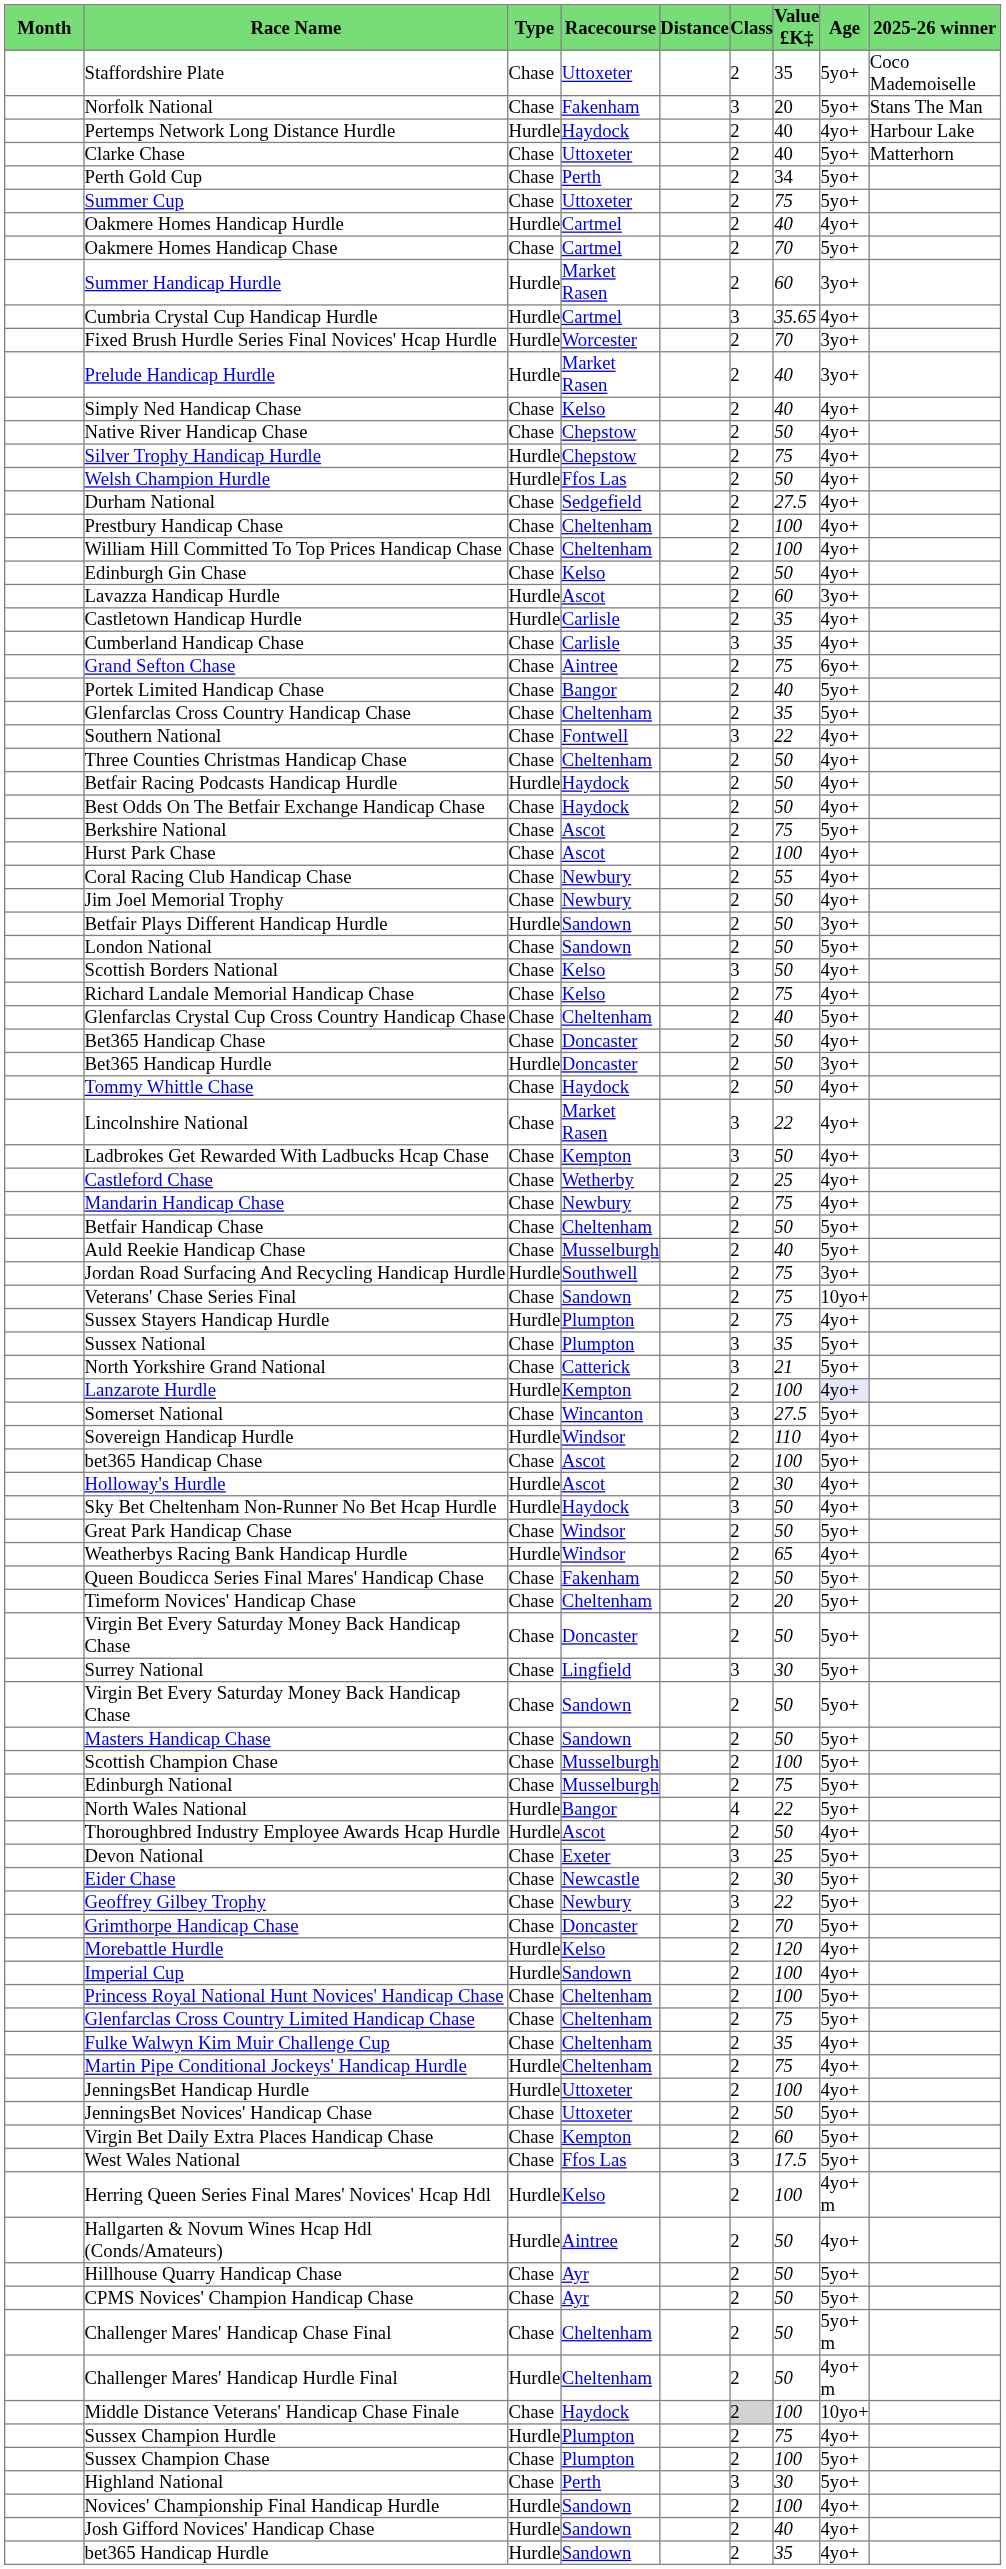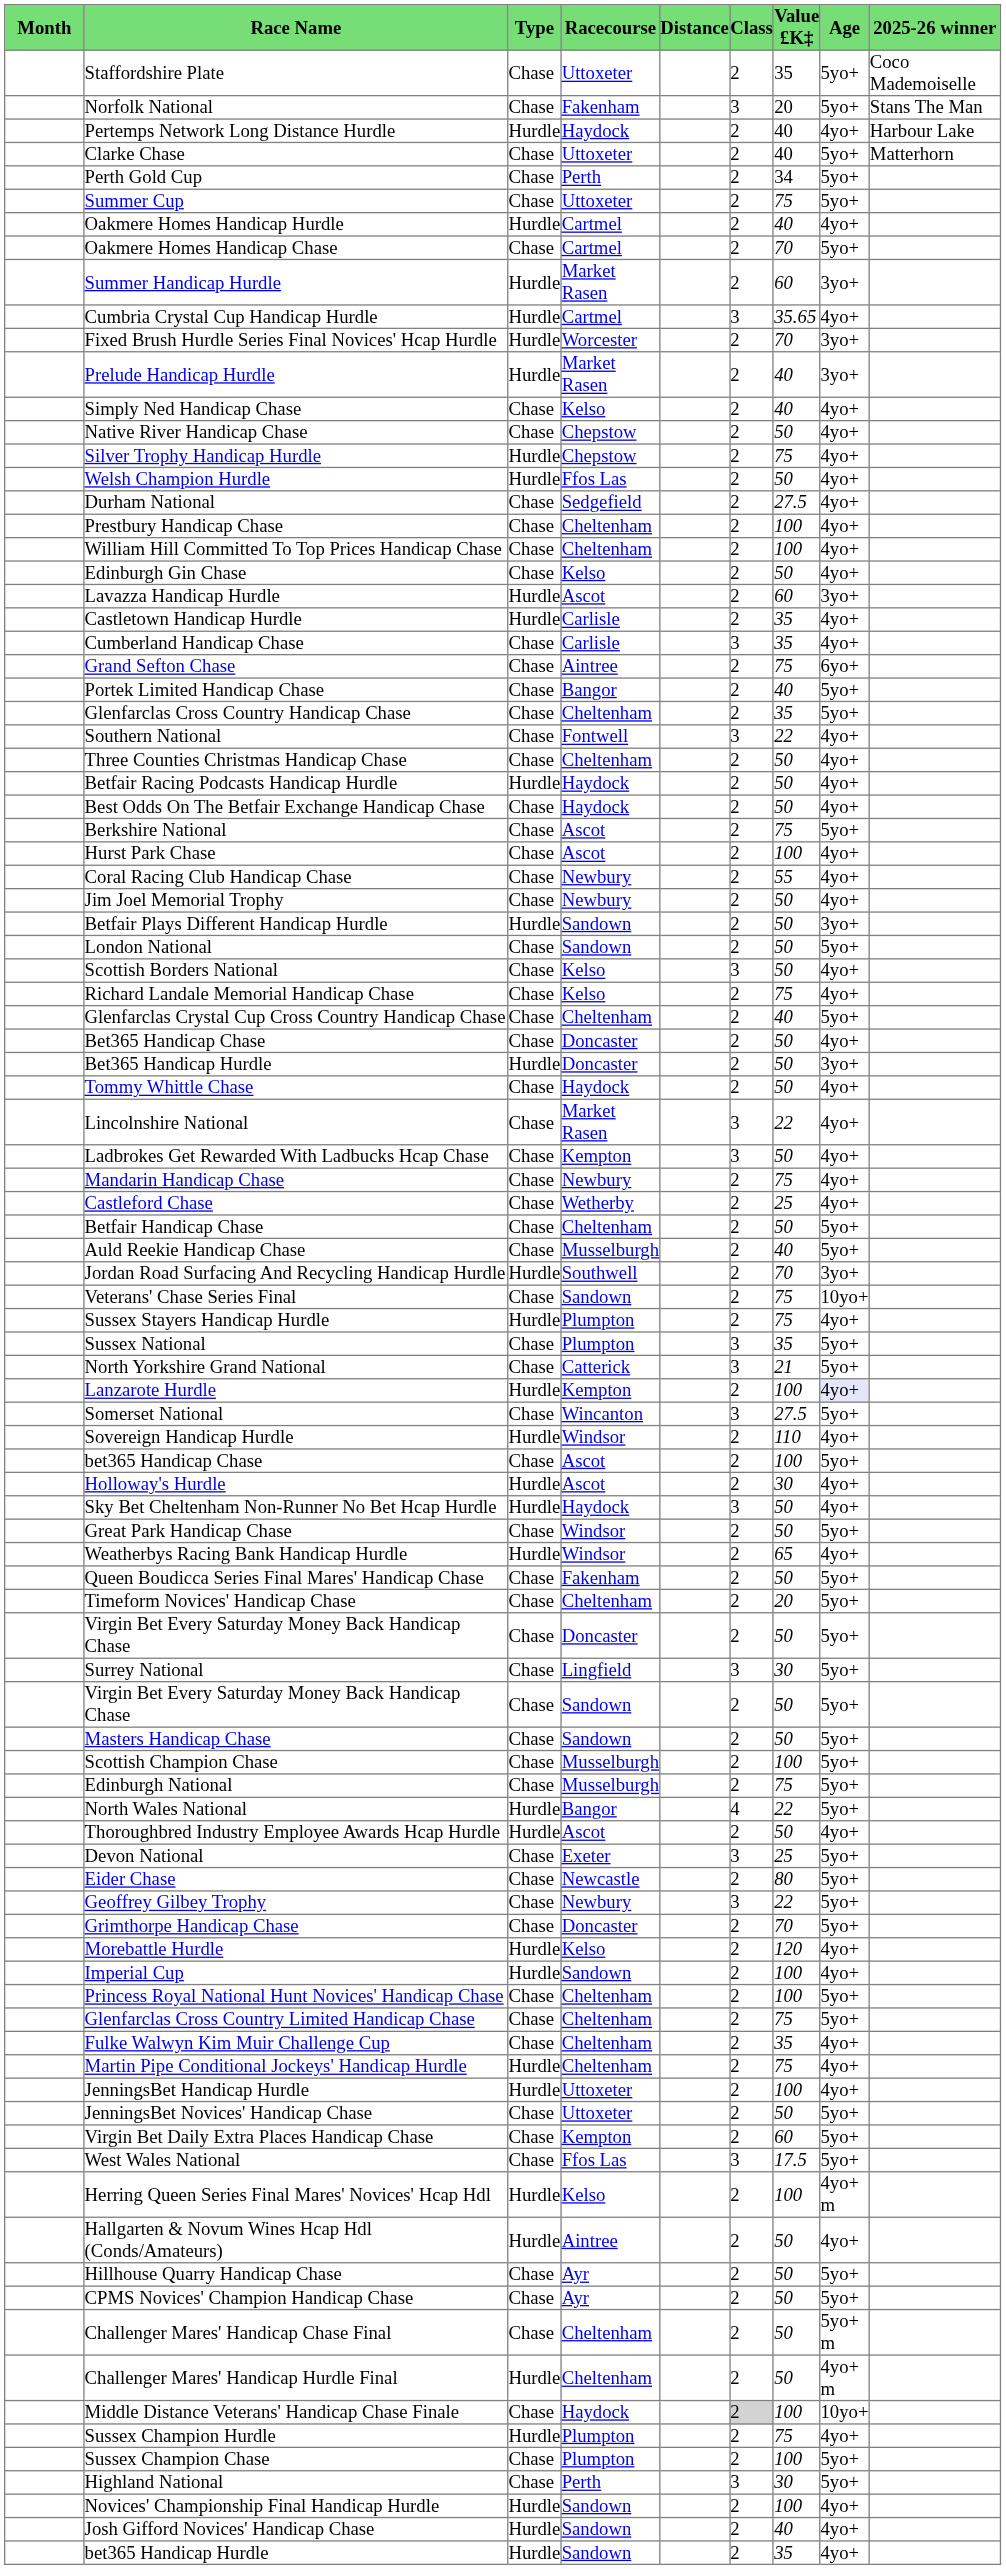rows swapped: (149, 1179) <-> (184, 1203)
(784, 1273) 75 -> (784, 1273) 70
(784, 1879) 30 -> (784, 1879) 80
